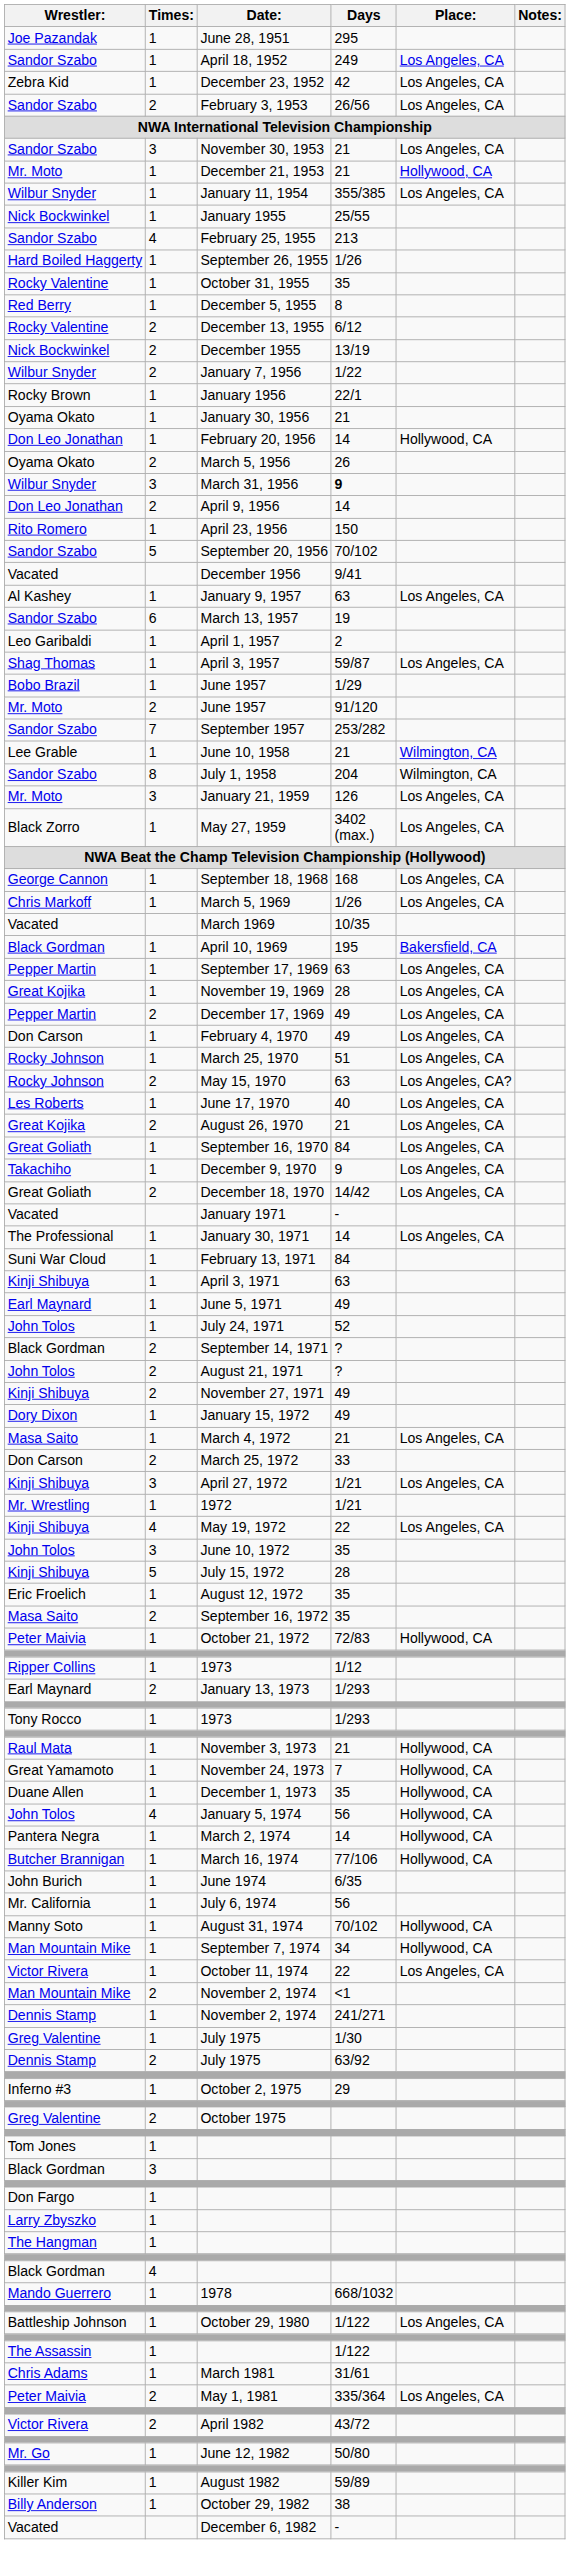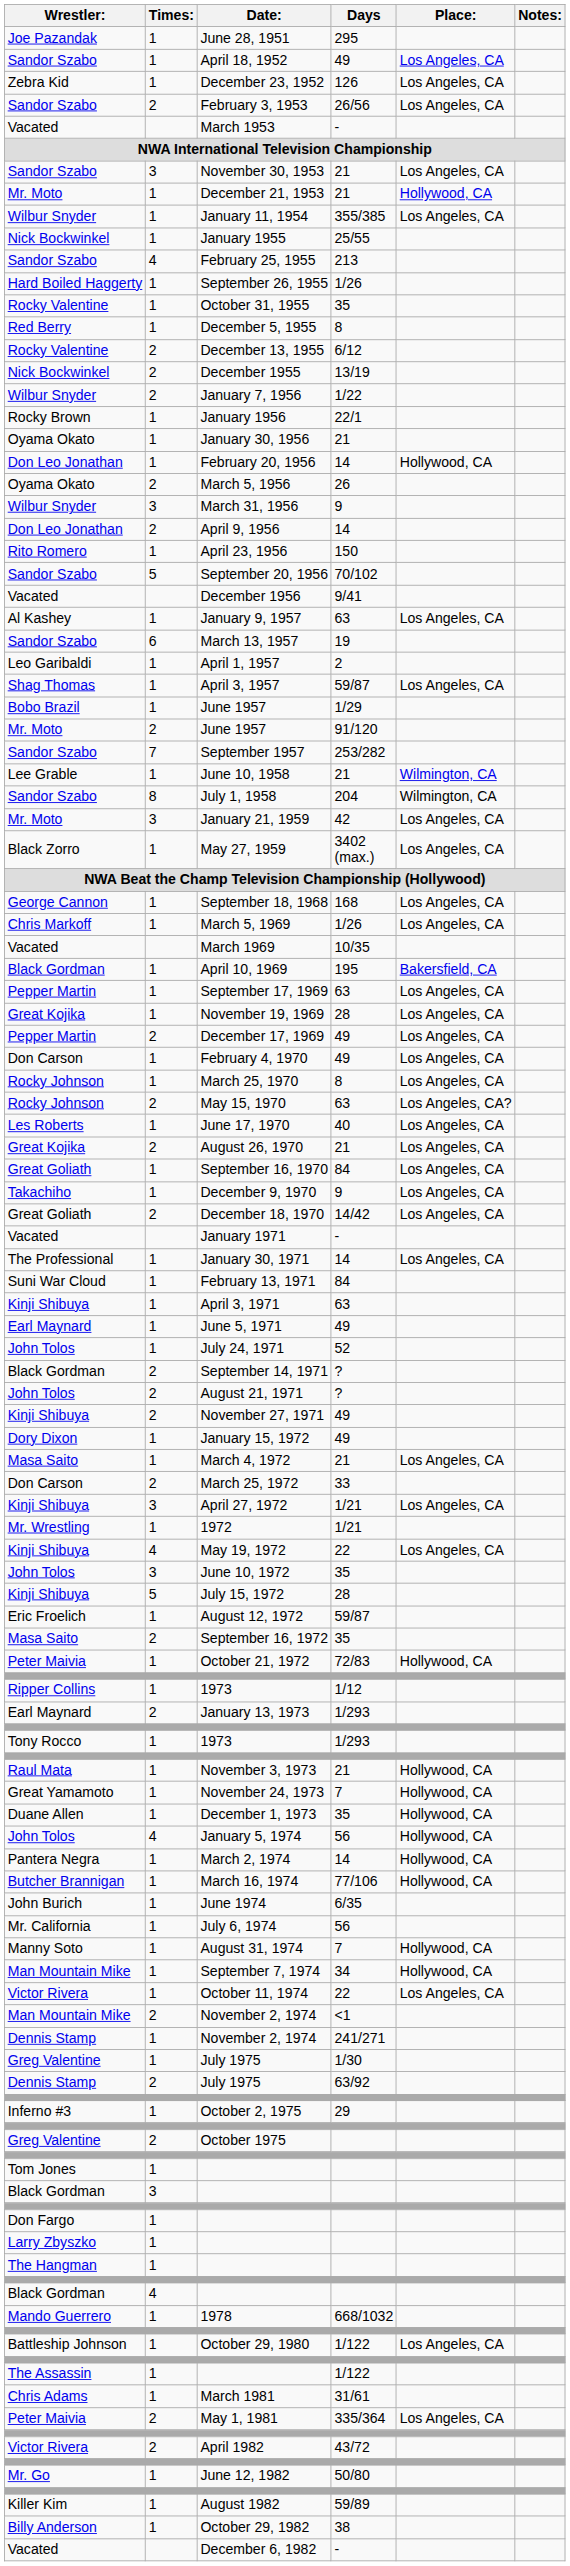(346, 60) 249 -> (342, 60) 49
(342, 82) 42 -> (346, 82) 126
+ row: (33, 127)
(338, 484) bold -> (338, 506) normal
(346, 797) 126 -> (342, 819) 42
(342, 1058) 51 -> (338, 1081) 8
(342, 1594) 35 -> (352, 1616) 59/87
(356, 1926) 70/102 -> (338, 1949) 7
